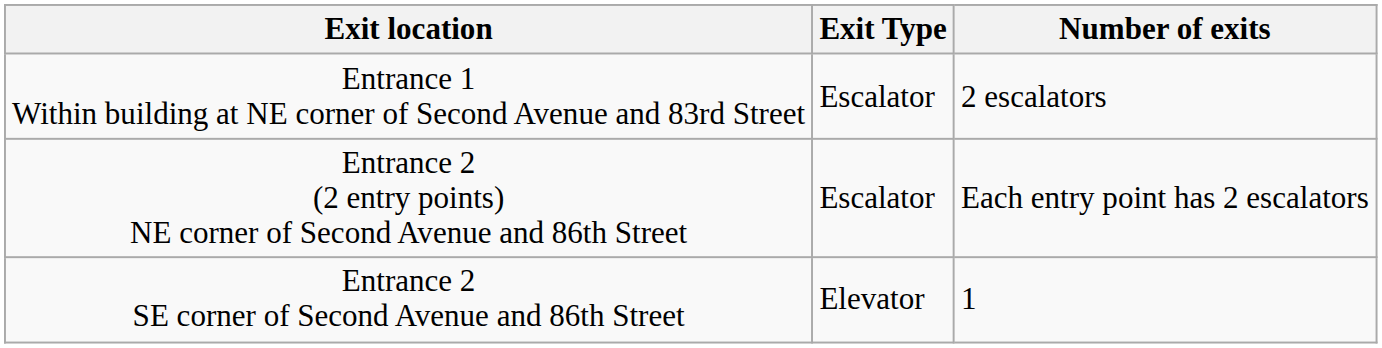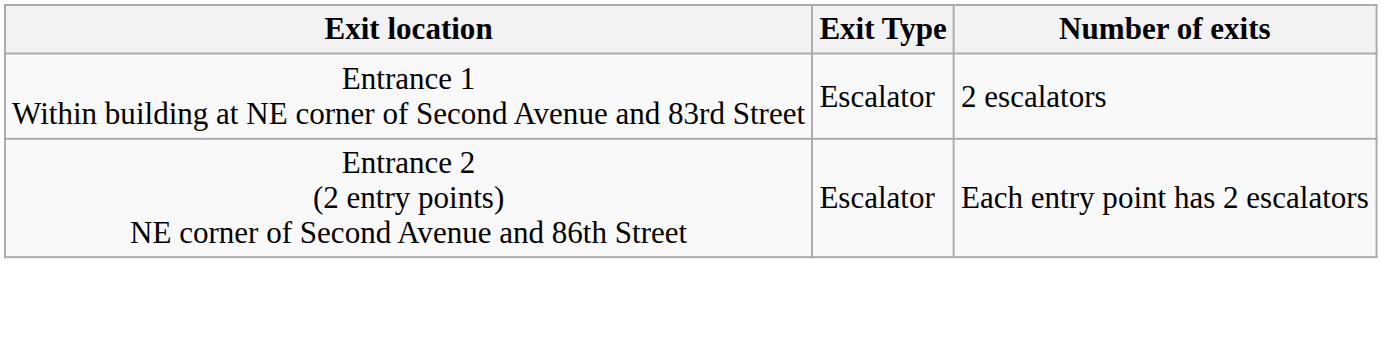- row: (409, 299)
